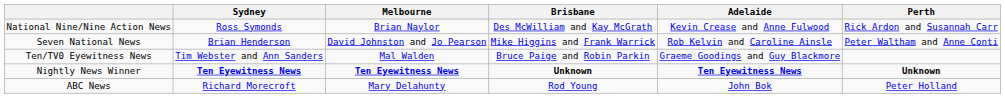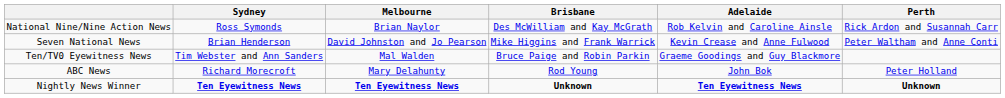(750, 27) Kevin Crease and Anne Fulwood -> (750, 27) Rob Kelvin and Caroline Ainsle
(750, 41) Rob Kelvin and Caroline Ainsle -> (750, 41) Kevin Crease and Anne Fulwood
rows swapped: (89, 86) <-> (89, 71)
